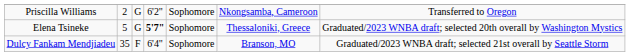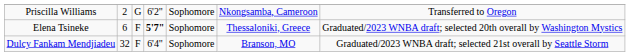(125, 28) 5 -> (125, 28) 6
(138, 28) G -> (138, 28) F
(125, 43) 35 -> (125, 43) 32
